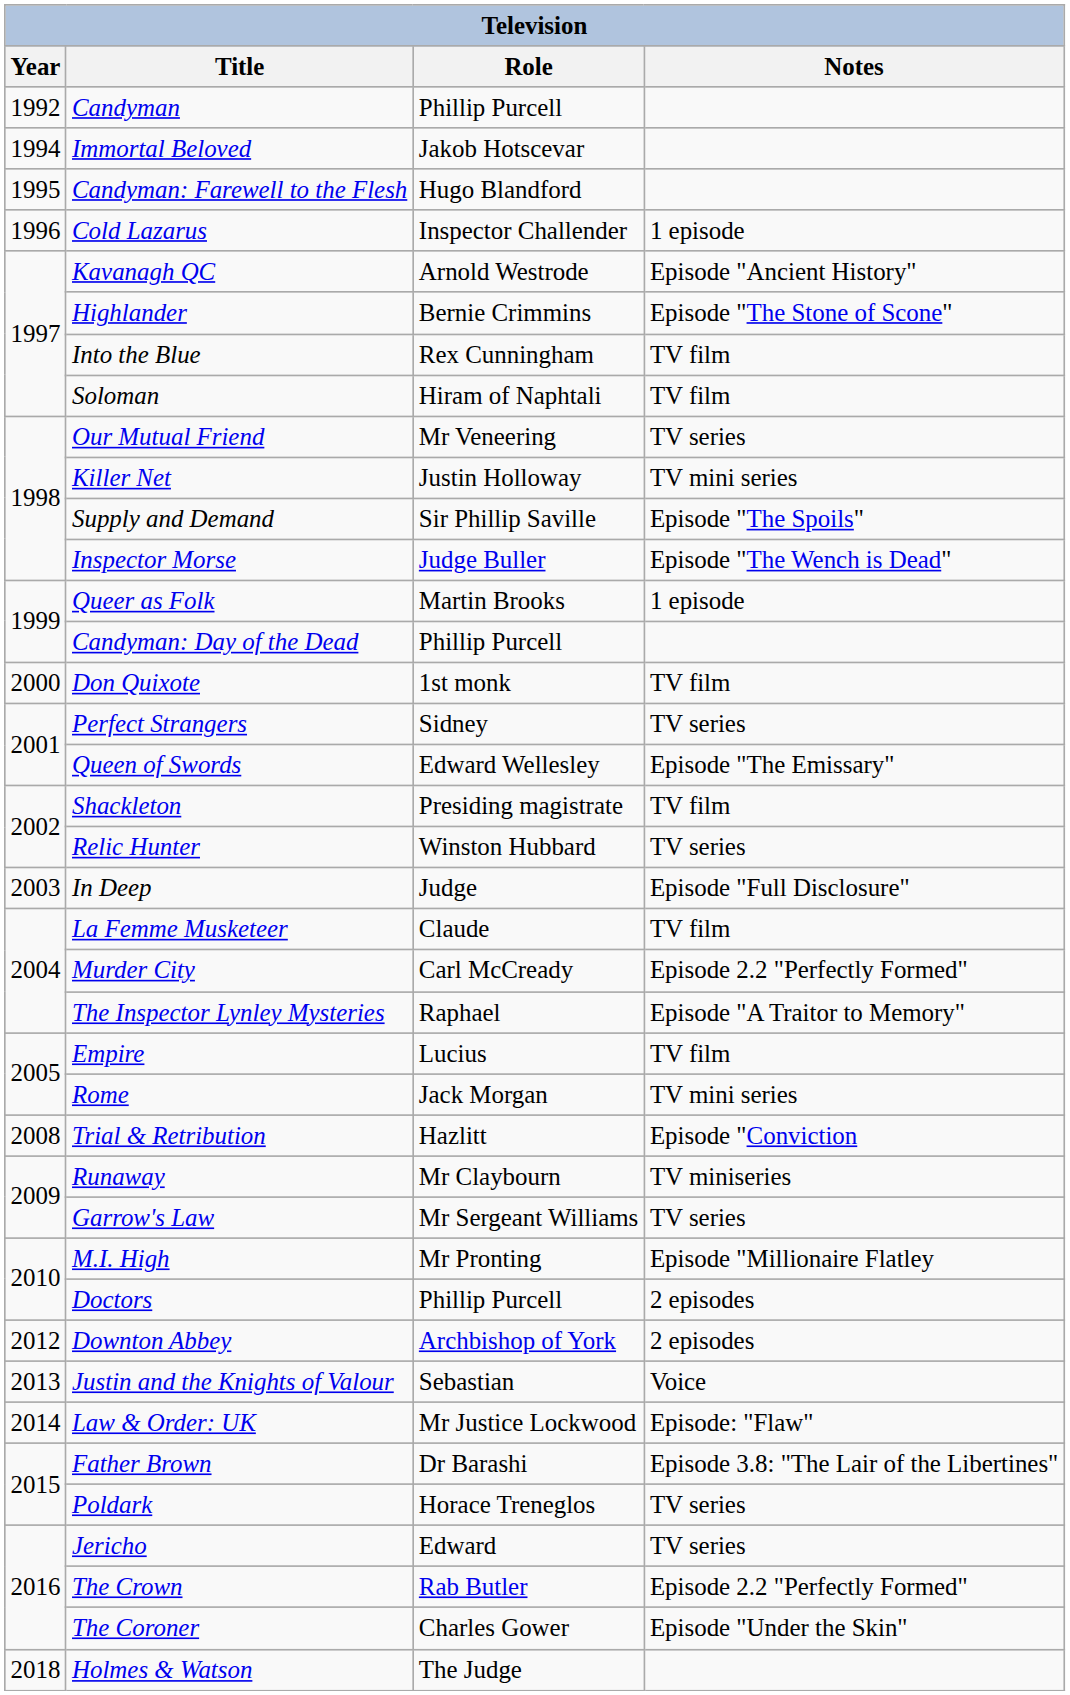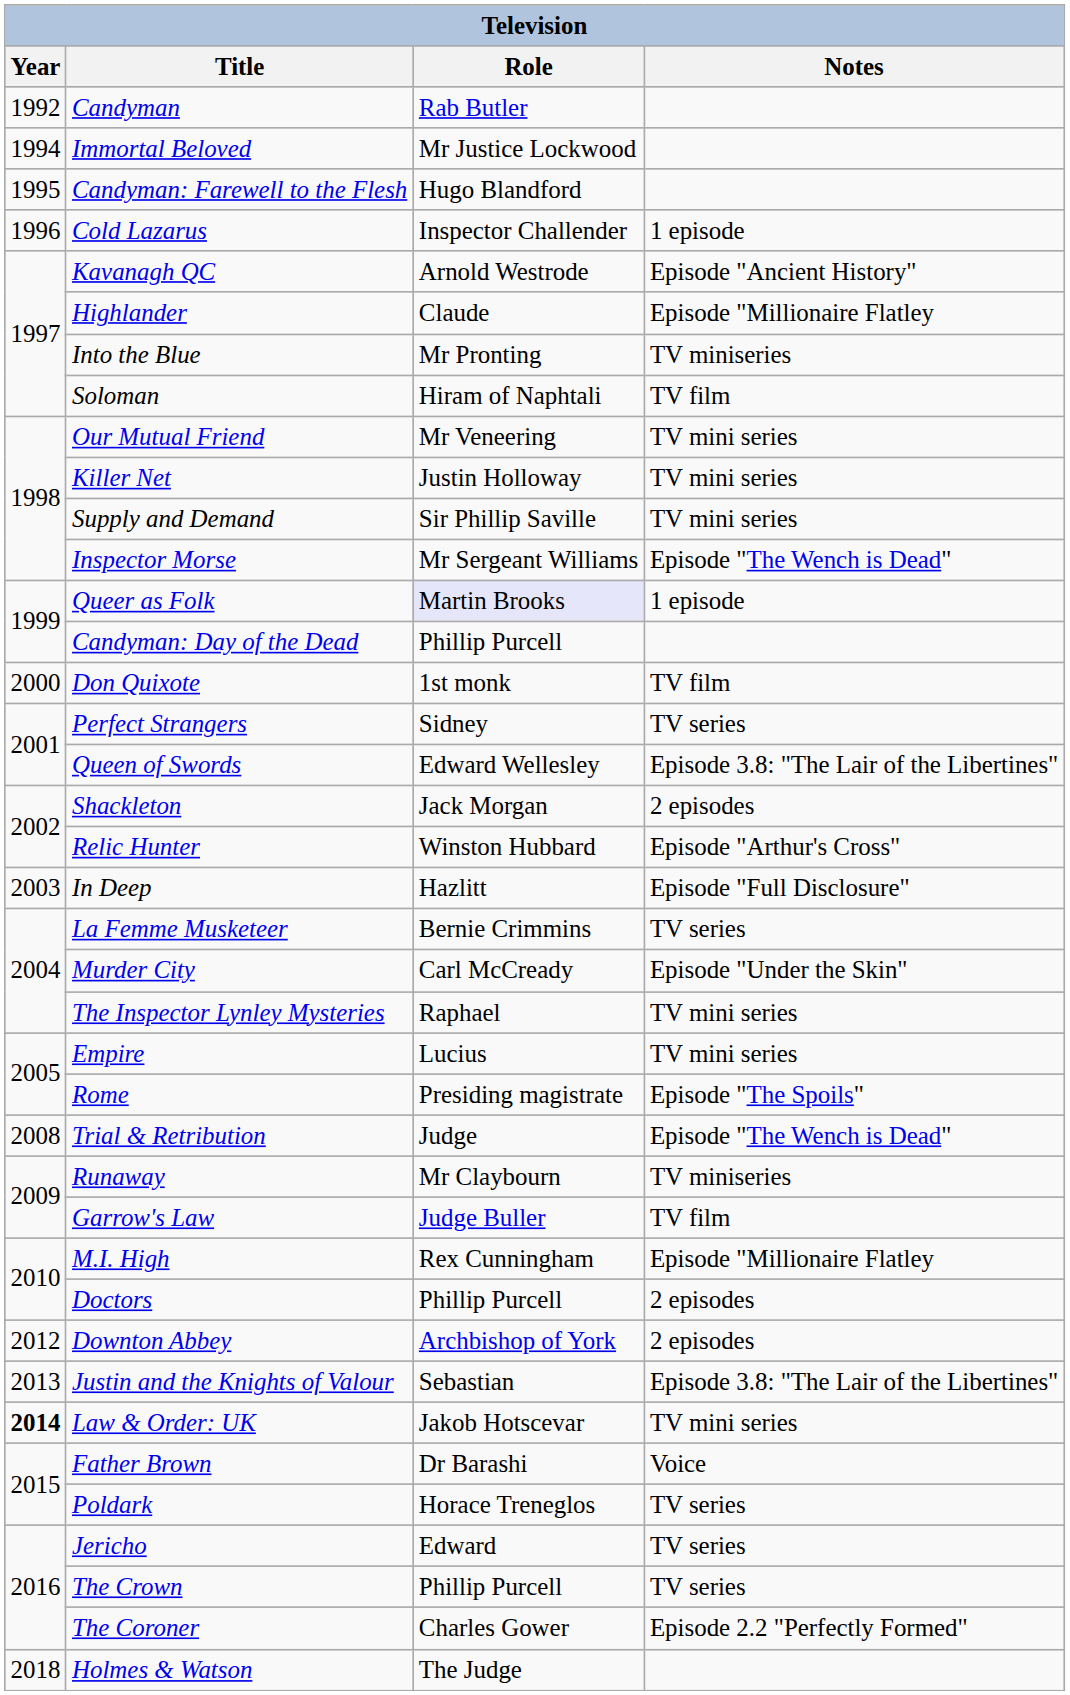(490, 107) Phillip Purcell -> (473, 107) Rab Butler
(502, 148) Jakob Hotscevar -> (527, 148) Mr Justice Lockwood
(505, 312) Bernie Crimmins -> (454, 312) Claude
(801, 312) Episode "The Stone of Scone" -> (792, 312) Episode "Millionaire Flatley
(506, 354) Rex Cunningham -> (480, 354) Mr Pronting
(690, 354) TV film -> (721, 354) TV miniseries
(698, 436) TV series -> (724, 436) TV mini series
(757, 518) Episode "The Spoils" -> (724, 518) TV mini series
(482, 559) Judge Buller -> (529, 559) Mr Sergeant Williams
(492, 600) no background -> (492, 600) lavender background
(772, 765) Episode "The Emissary" -> (854, 765) Episode 3.8: "The Lair of the Libertines"
(521, 806) Presiding magistrate -> (483, 806) Jack Morgan
(690, 806) TV film -> (702, 806) 2 episodes
(698, 847) TV series -> (775, 847) Episode "Arthur's Cross"
(448, 888) Judge -> (453, 888) Hazlitt
(454, 929) Claude -> (505, 929) Bernie Crimmins
(690, 929) TV film -> (698, 929) TV series
(809, 970) Episode 2.2 "Perfectly Formed" -> (779, 970) Episode "Under the Skin"
(807, 1011) Episode "A Traitor to Memory" -> (724, 1011) TV mini series
(690, 1052) TV film -> (724, 1052) TV mini series
(483, 1093) Jack Morgan -> (521, 1093) Presiding magistrate
(724, 1093) TV mini series -> (757, 1093) Episode "The Spoils"
(453, 1135) Hazlitt -> (448, 1135) Judge
(754, 1135) Episode "Conviction -> (801, 1135) Episode "The Wench is Dead"
(529, 1217) Mr Sergeant Williams -> (482, 1217) Judge Buller
(698, 1217) TV series -> (690, 1217) TV film
(480, 1258) Mr Pronting -> (506, 1258) Rex Cunningham
(678, 1381) Voice -> (854, 1381) Episode 3.8: "The Lair of the Libertines"
(36, 1422) normal -> (36, 1422) bold
(527, 1422) Mr Justice Lockwood -> (502, 1422) Jakob Hotscevar
(732, 1422) Episode: "Flaw" -> (724, 1422) TV mini series
(854, 1463) Episode 3.8: "The Lair of the Libertines" -> (678, 1463) Voice
(473, 1587) Rab Butler -> (490, 1587) Phillip Purcell
(809, 1587) Episode 2.2 "Perfectly Formed" -> (698, 1587) TV series
(779, 1628) Episode "Under the Skin" -> (809, 1628) Episode 2.2 "Perfectly Formed"
